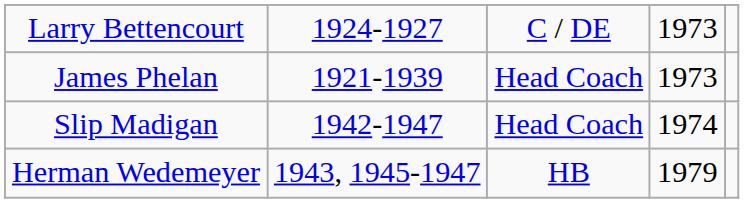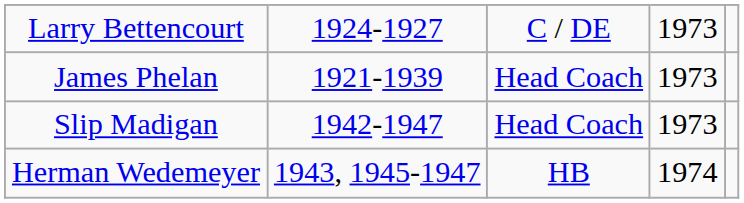(687, 124) 1974 -> (687, 124) 1973
(687, 172) 1979 -> (687, 172) 1974
